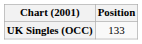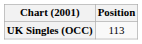(116, 30) 133 -> (116, 30) 113
